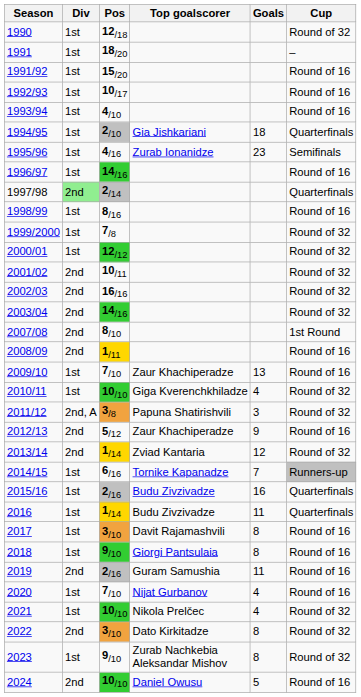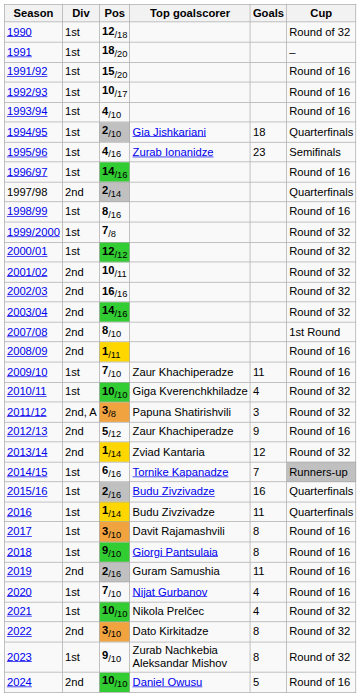(74, 192) lightgreen background -> (74, 192) no background
(259, 372) 13 -> (259, 372) 11
